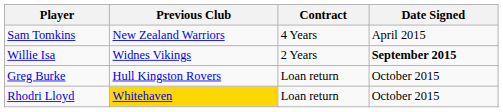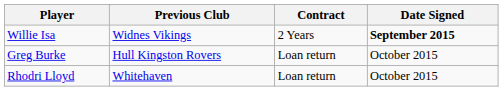- row: (41, 35)
(142, 96) gold background -> (142, 76) no background
